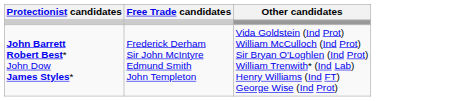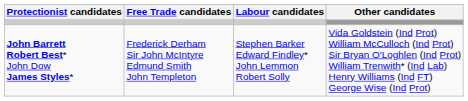+ column: (280, 12)
